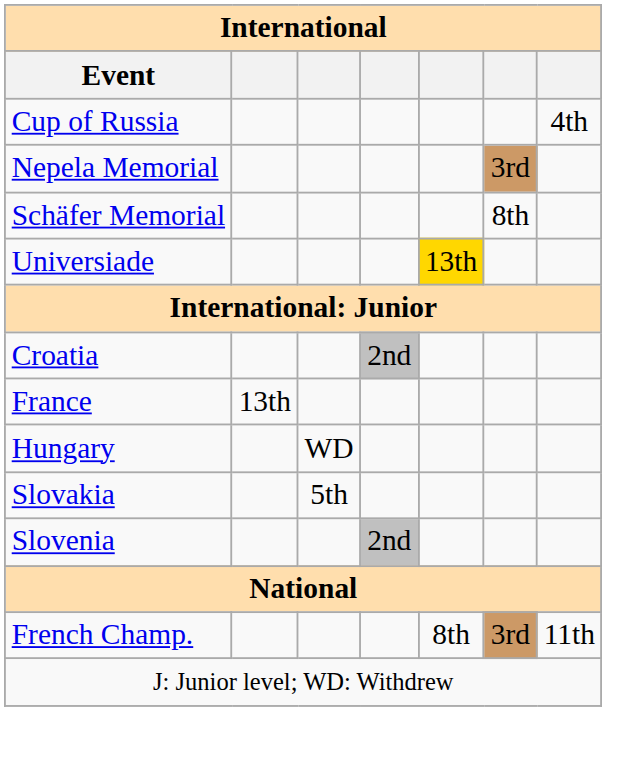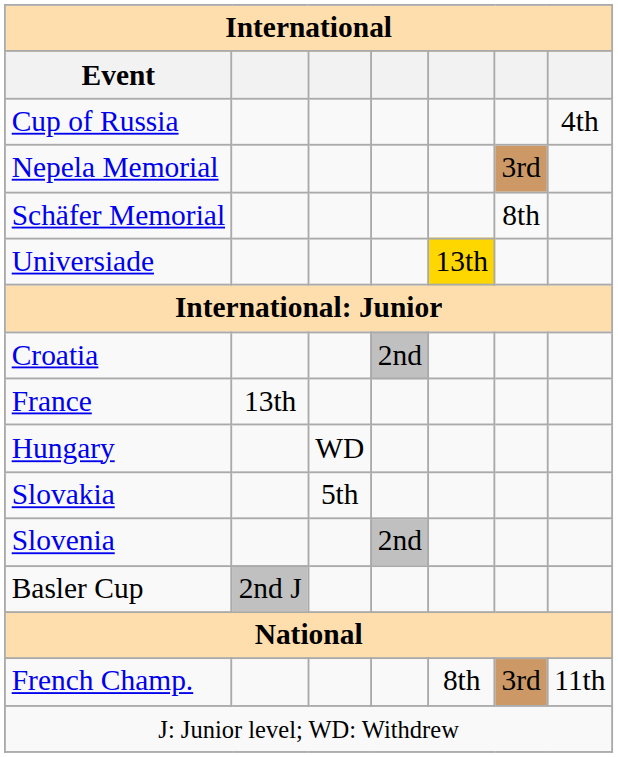+ row: (78, 588)
